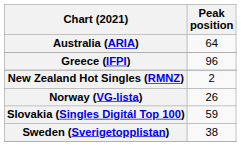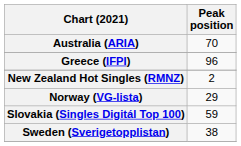(212, 43) 64 -> (212, 43) 70
(212, 97) 26 -> (212, 97) 29
